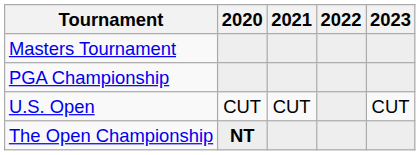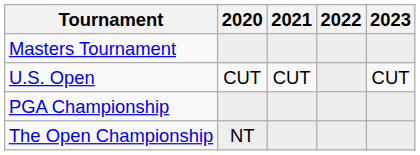rows swapped: (89, 78) <-> (52, 107)
(242, 136) bold -> (242, 136) normal
